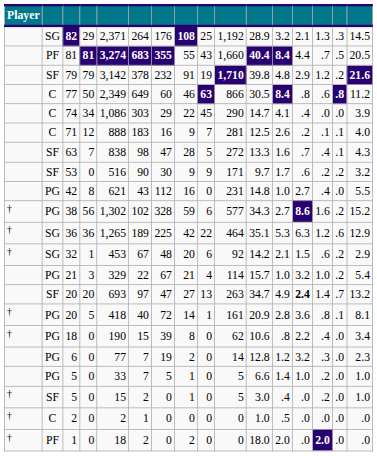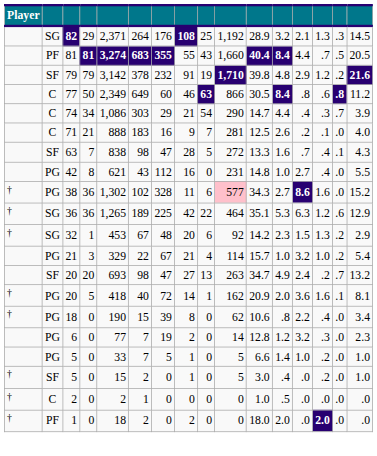(189, 113) 22 -> (189, 113) 21
(206, 113) 45 -> (206, 113) 54
(282, 113) 4.1 -> (282, 113) 4.4
(325, 113) .0 -> (325, 113) .3
(340, 113) .0 -> (340, 113) .7
(88, 133) 12 -> (88, 133) 21
(340, 133) .1 -> (340, 133) .0
- row: (52, 171)
(88, 211) 56 -> (88, 192) 36
(189, 211) 59 -> (189, 192) 11
(235, 211) no background -> (235, 192) pink background
(340, 211) .2 -> (340, 192) .0
(282, 254) 2.1 -> (282, 235) 2.3
(325, 254) .6 -> (323, 235) 1.3
(143, 294) 97 -> (143, 275) 98
(303, 294) bold -> (303, 275) normal
(323, 294) 1.4 -> (325, 275) .2
(235, 315) 161 -> (235, 295) 162
(282, 315) 2.8 -> (282, 295) 2.0
(325, 315) .8 -> (323, 295) 1.6
